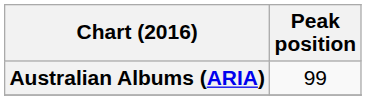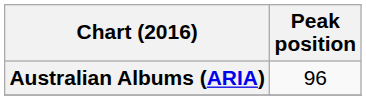(315, 77) 99 -> (315, 77) 96
